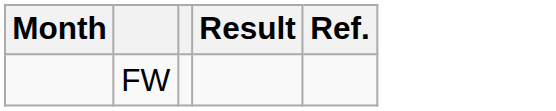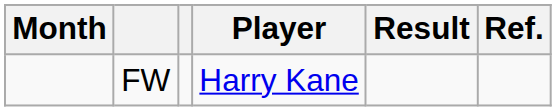+ column: (279, 29)
